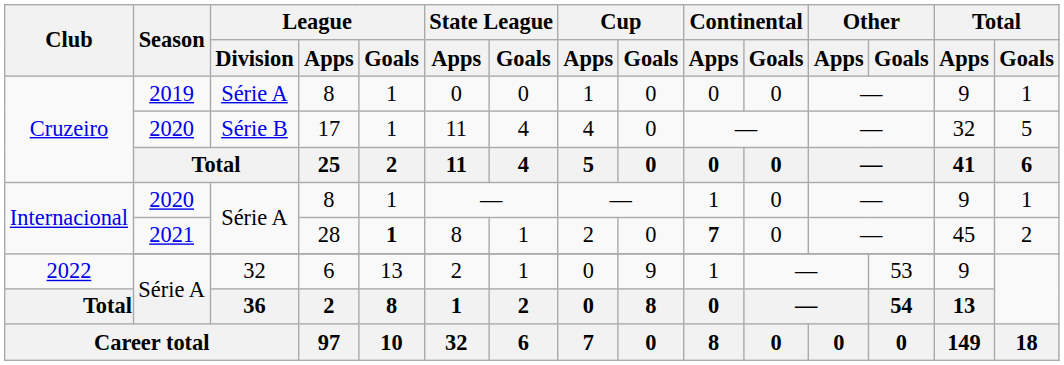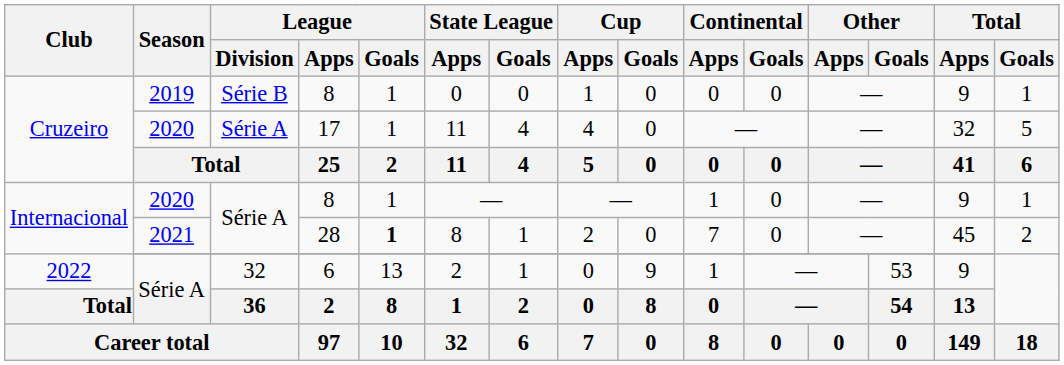(254, 93) Série A -> (254, 93) Série B
(254, 128) Série B -> (254, 128) Série A
(713, 235) bold -> (713, 235) normal
